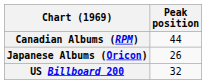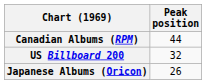rows swapped: (77, 55) <-> (77, 71)
